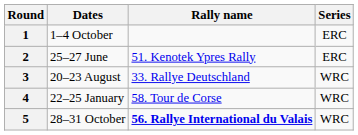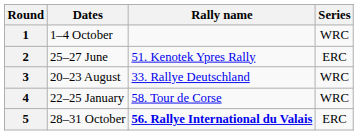(334, 35) ERC -> (334, 35) WRC
(334, 118) WRC -> (334, 118) ERC
